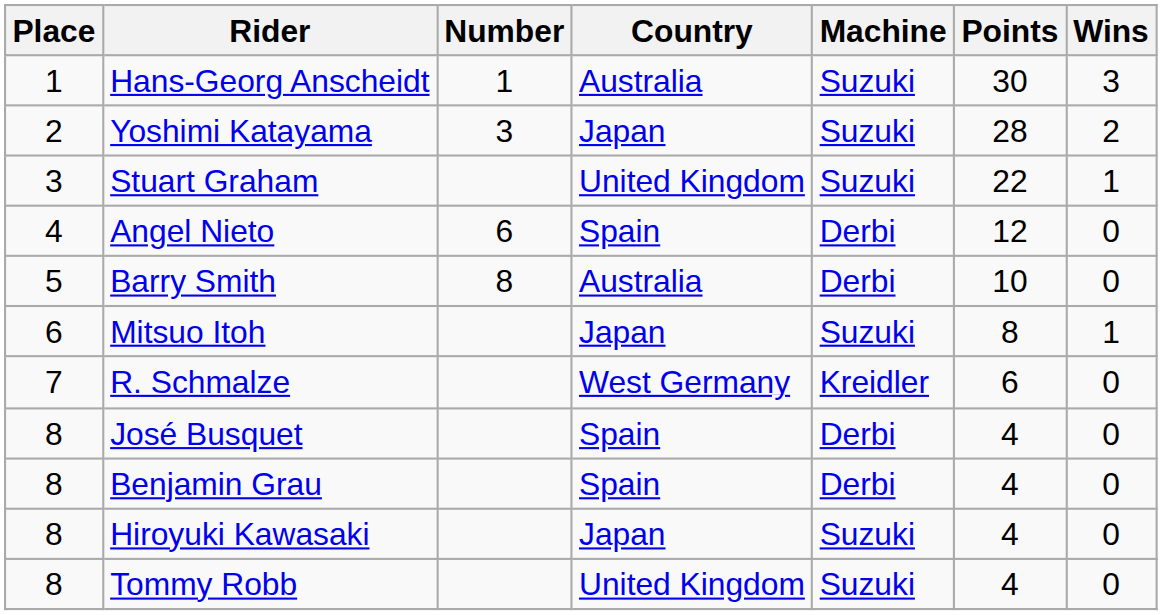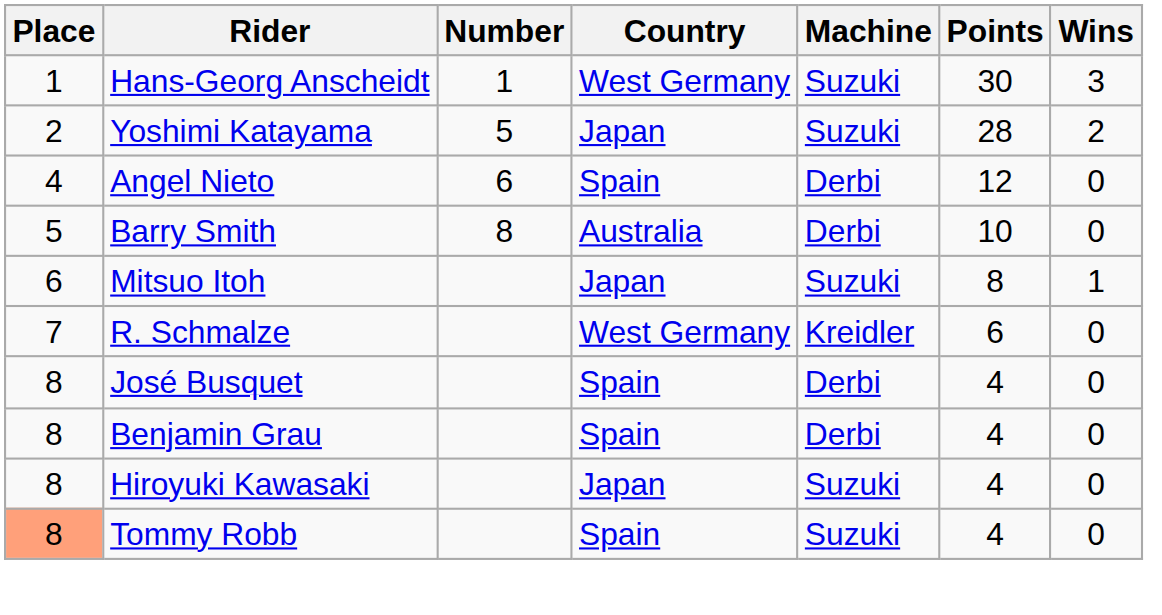(641, 81) Australia -> (685, 81) West Germany
(504, 131) 3 -> (504, 131) 5
- row: (214, 181)
(54, 584) no background -> (54, 533) lightsalmon background
(692, 584) United Kingdom -> (620, 533) Spain
